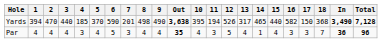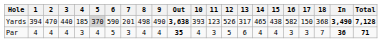(98, 21) no background -> (98, 21) lightgrey background
(198, 21) 395 -> (198, 21) 393
(214, 21) 194 -> (214, 21) 123
(276, 21) 440 -> (276, 21) 438
(245, 32) 4 -> (245, 32) 6
(260, 32) 1 -> (260, 32) 4
(365, 32) 96 -> (365, 32) 71
